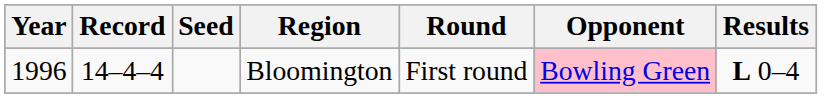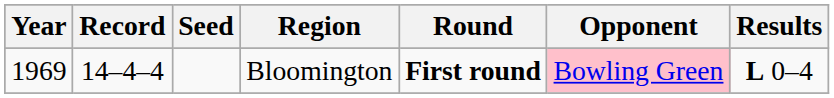(39, 70) 1996 -> (39, 70) 1969
(466, 70) normal -> (473, 70) bold
